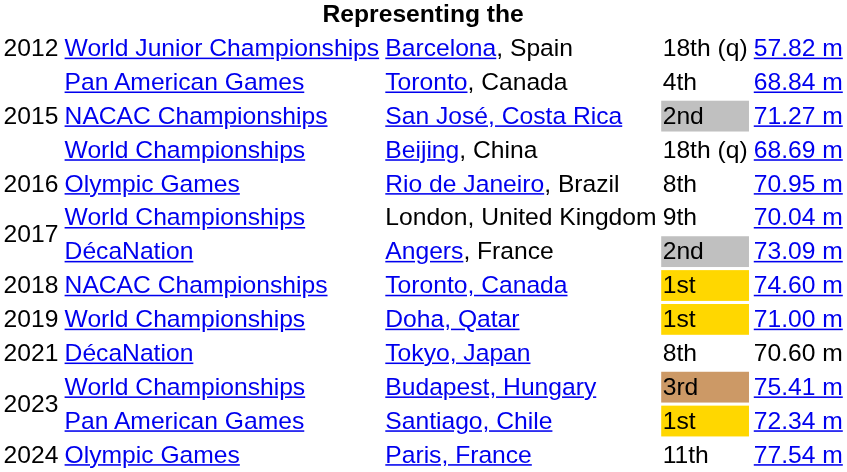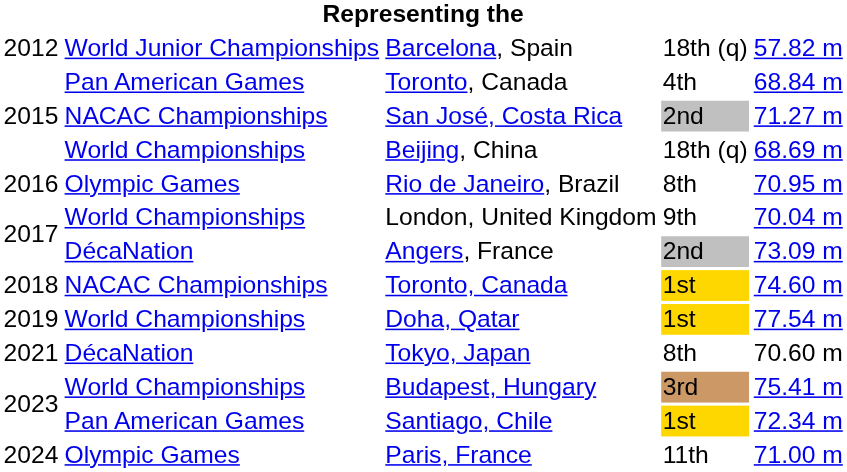(798, 319) 71.00 m -> (798, 319) 77.54 m
(798, 454) 77.54 m -> (798, 454) 71.00 m
